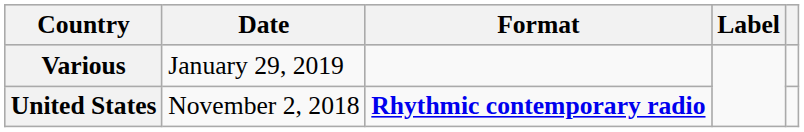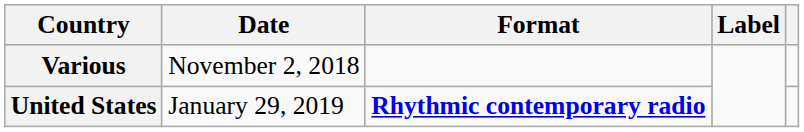(256, 65) January 29, 2019 -> (264, 65) November 2, 2018
(264, 106) November 2, 2018 -> (256, 106) January 29, 2019
